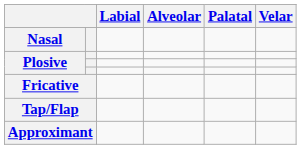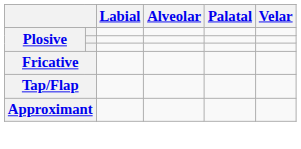- row: (45, 39)
